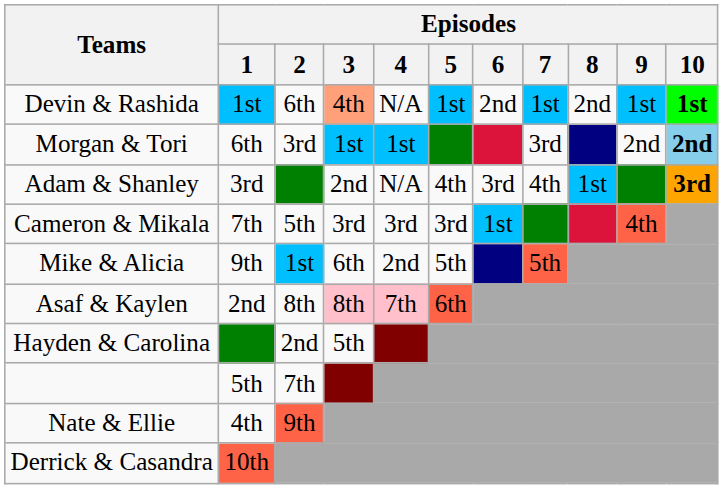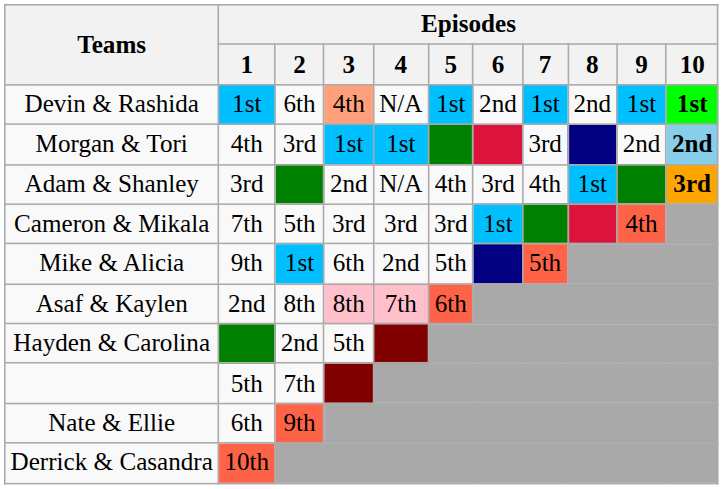(247, 143) 6th -> (247, 143) 4th
(247, 422) 4th -> (247, 422) 6th
